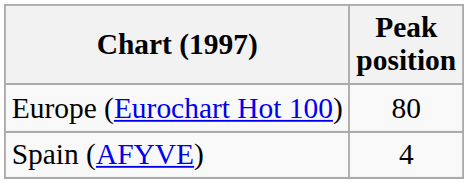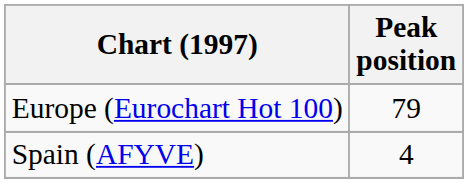(406, 107) 80 -> (406, 107) 79
